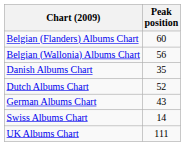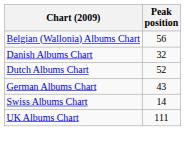- row: (73, 39)
(161, 70) 35 -> (161, 54) 32
